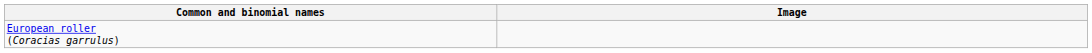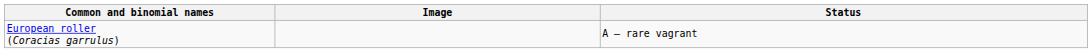+ column: (843, 12)
